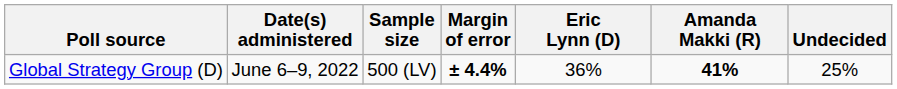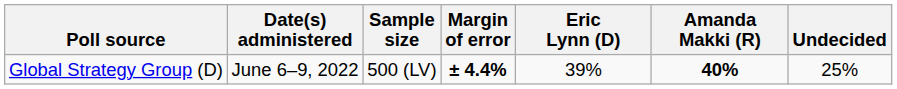(583, 69) 36% -> (583, 69) 39%
(720, 69) 41% -> (720, 69) 40%
